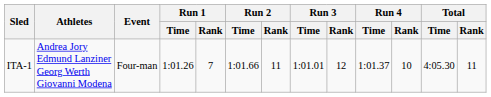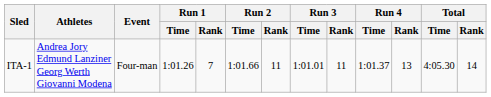(341, 66) 12 -> (341, 66) 11
(406, 66) 10 -> (406, 66) 13
(472, 66) 11 -> (472, 66) 14
